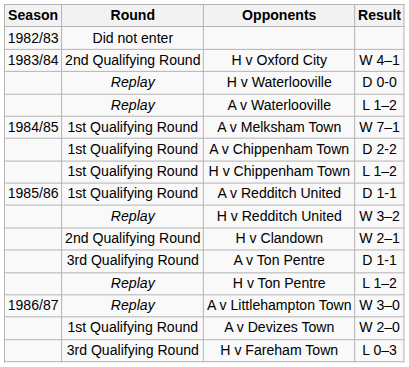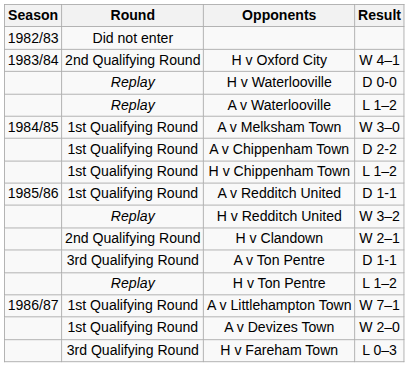(380, 127) W 7–1 -> (380, 127) W 3–0
(133, 305) Replay -> (133, 305) 1st Qualifying Round
(380, 305) W 3–0 -> (380, 305) W 7–1
